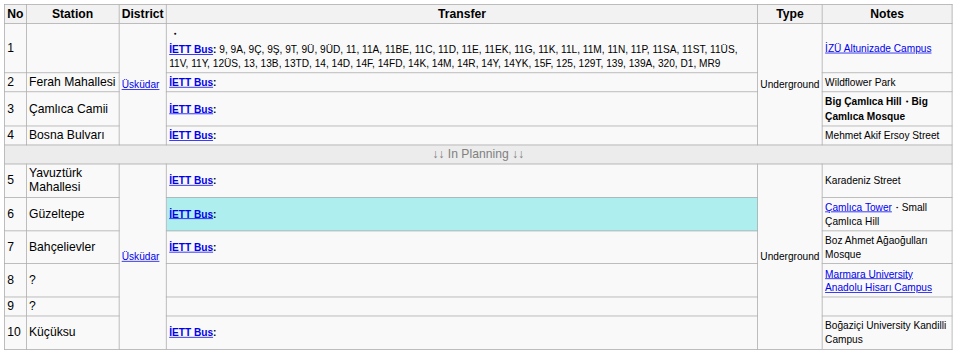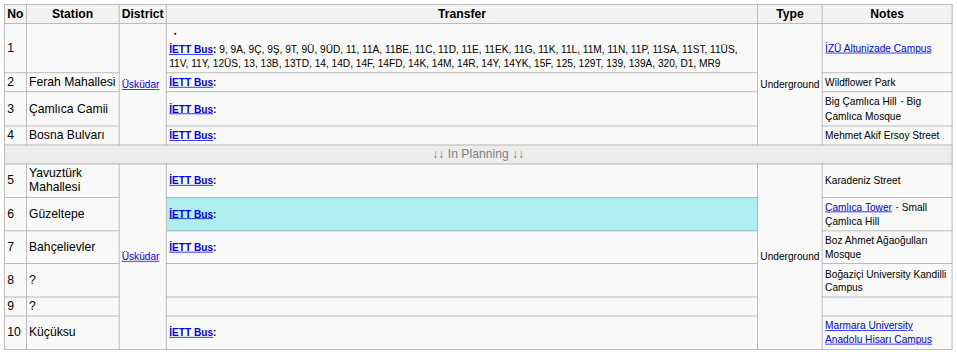(876, 108) bold -> (873, 109) normal
(879, 281) Marmara University Anadolu Hisarı Campus -> (886, 281) Boğaziçi University Kandilli Campus
(886, 333) Boğaziçi University Kandilli Campus -> (879, 333) Marmara University Anadolu Hisarı Campus
